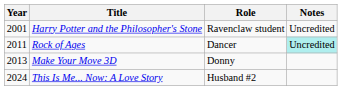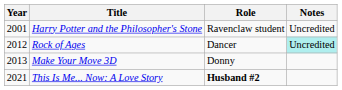(17, 45) 2011 -> (17, 45) 2012
(17, 77) 2024 -> (17, 77) 2021
(231, 77) normal -> (233, 77) bold
